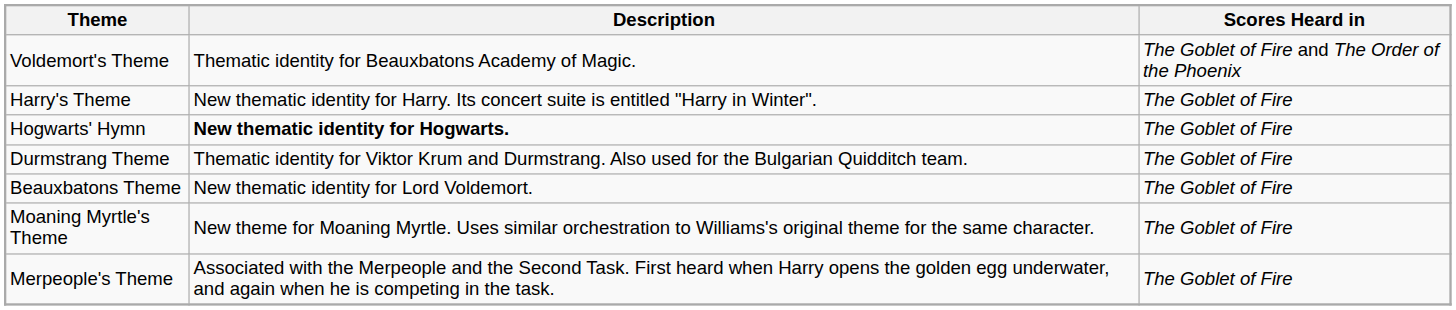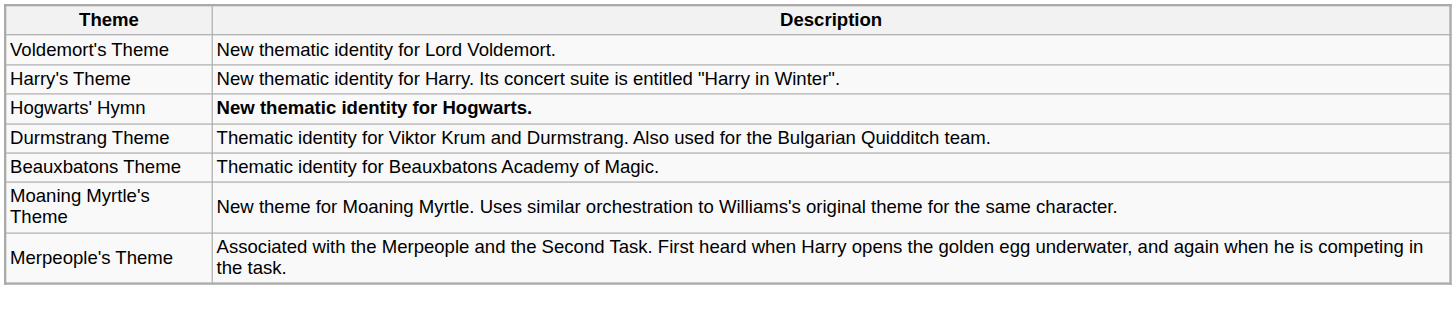- column: (1294, 20)
(415, 60) Thematic identity for Beauxbatons Academy of Magic. -> (386, 49) New thematic identity for Lord Voldemort.
(363, 188) New thematic identity for Lord Voldemort. -> (438, 167) Thematic identity for Beauxbatons Academy of Magic.
